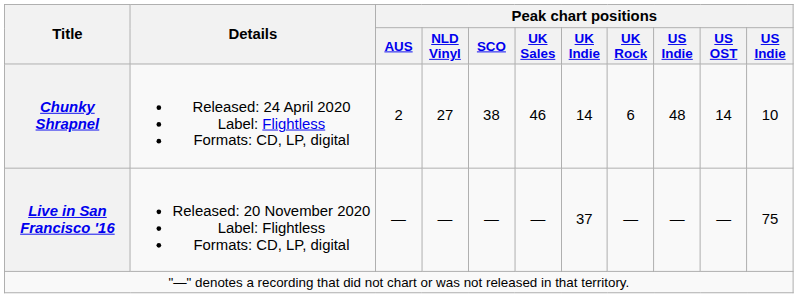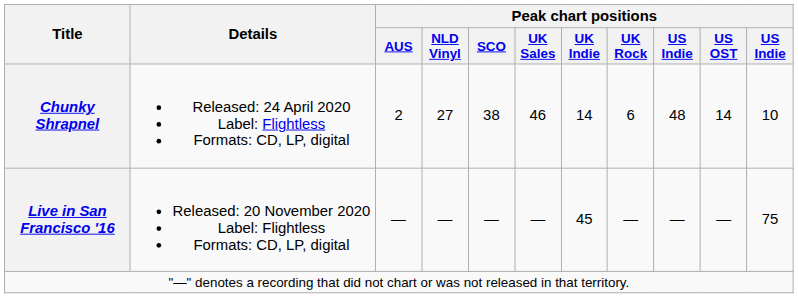(584, 219) 37 -> (584, 219) 45
